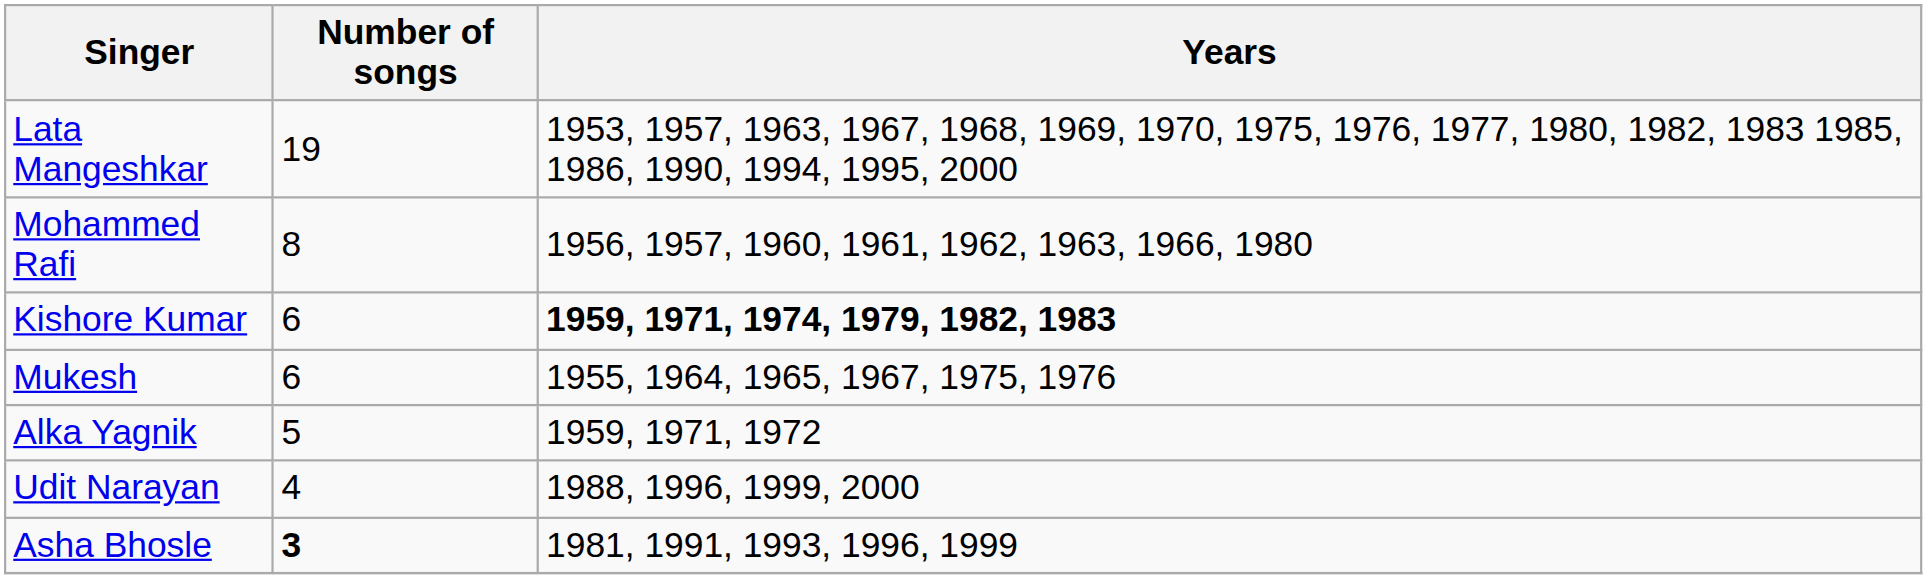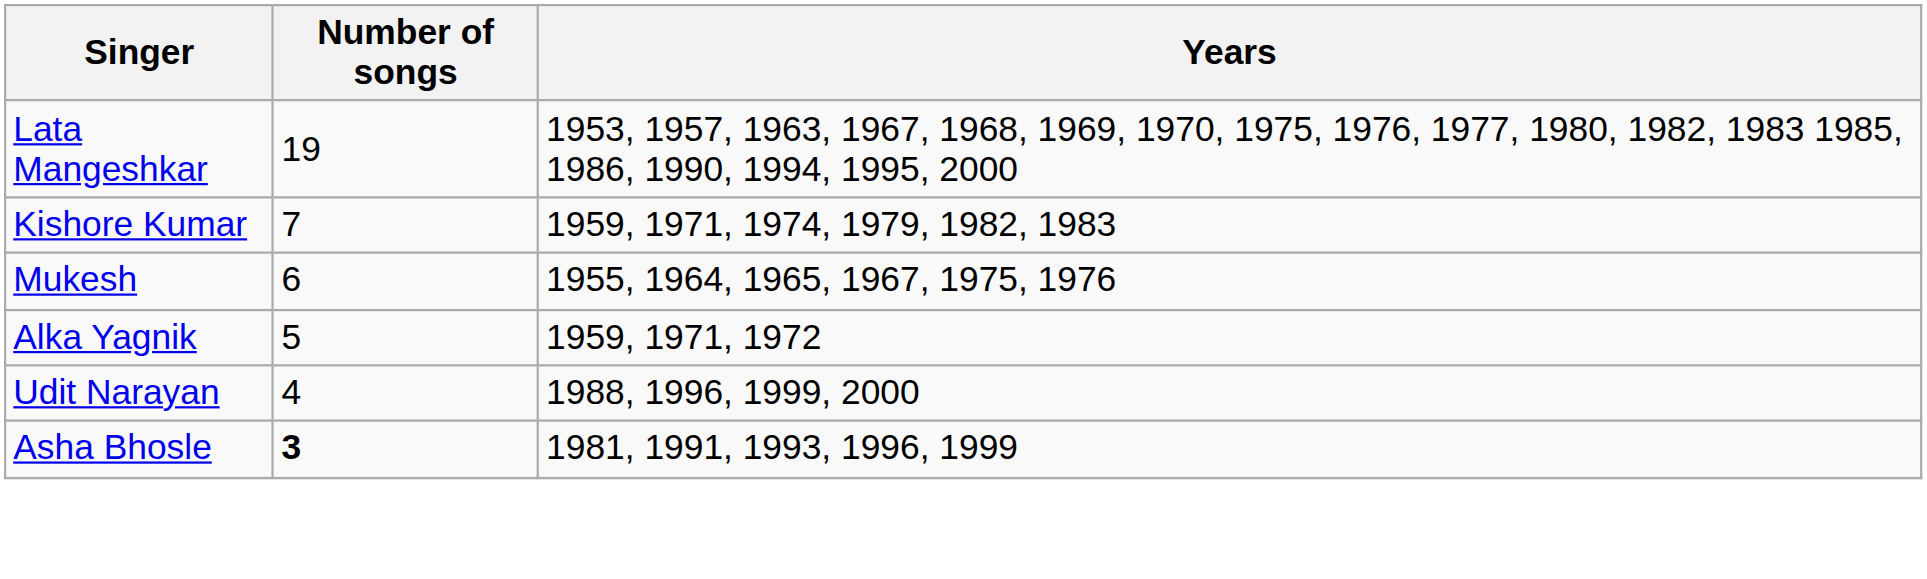- row: (107, 244)
(291, 320) 6 -> (291, 224) 7
(831, 320) bold -> (831, 224) normal
